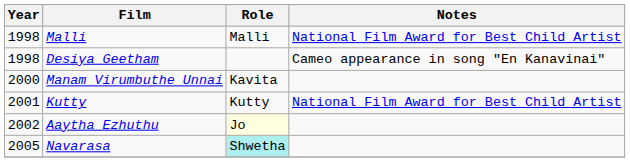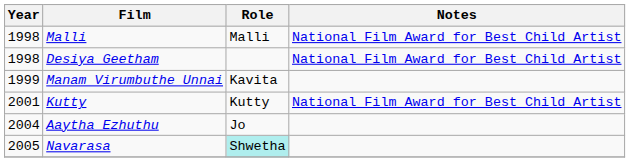(449, 59) Cameo appearance in song "En Kanavinai" -> (457, 59) National Film Award for Best Child Artist
(24, 81) 2000 -> (24, 81) 1999
(24, 125) 2002 -> (24, 125) 2004
(237, 125) lightyellow background -> (237, 125) no background
